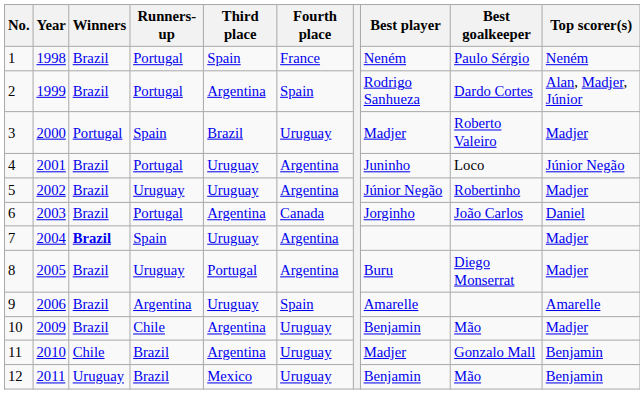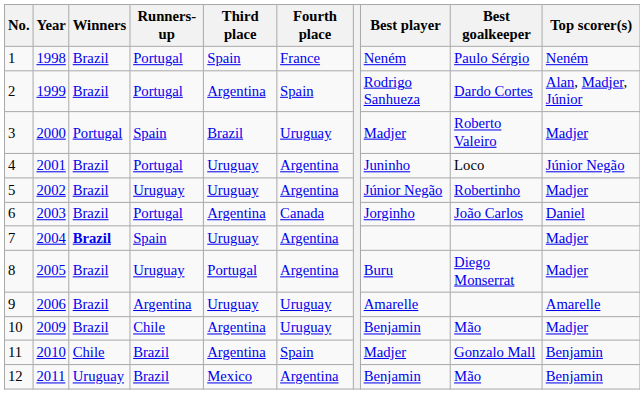(297, 304) Spain -> (306, 304) Uruguay
(306, 352) Uruguay -> (297, 352) Spain
(306, 377) Uruguay -> (309, 377) Argentina
